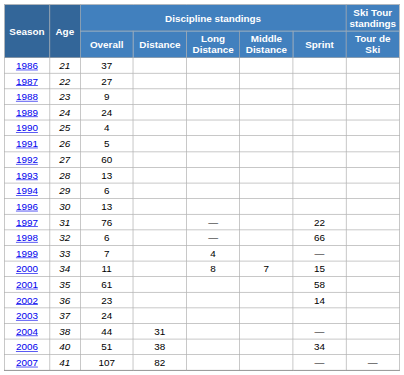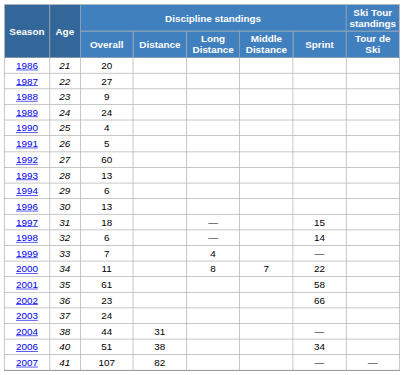(107, 66) 37 -> (107, 66) 20
(107, 222) 76 -> (107, 222) 18
(319, 222) 22 -> (319, 222) 15
(319, 238) 66 -> (319, 238) 14
(319, 269) 15 -> (319, 269) 22
(319, 300) 14 -> (319, 300) 66
